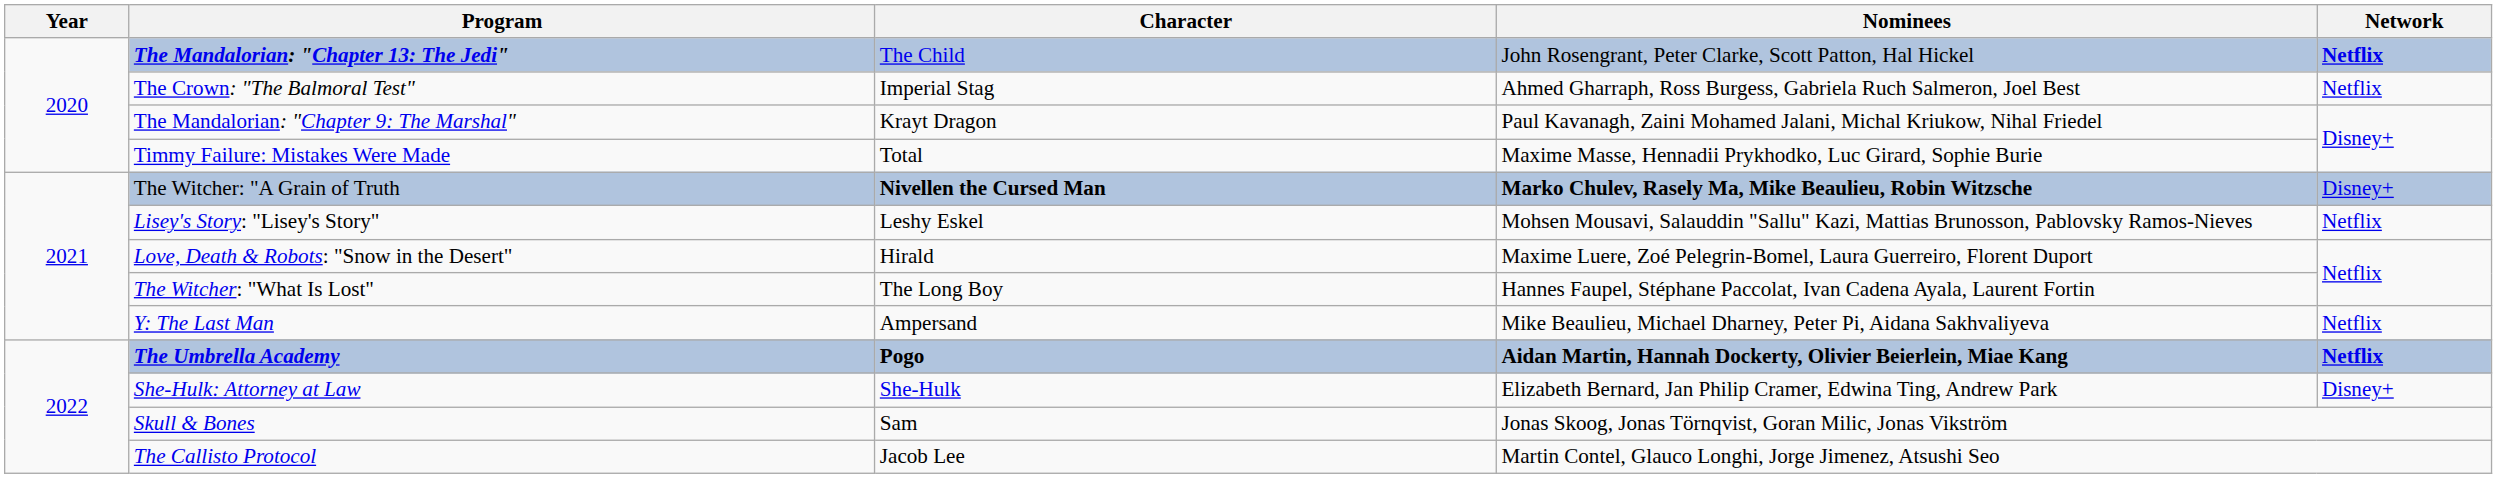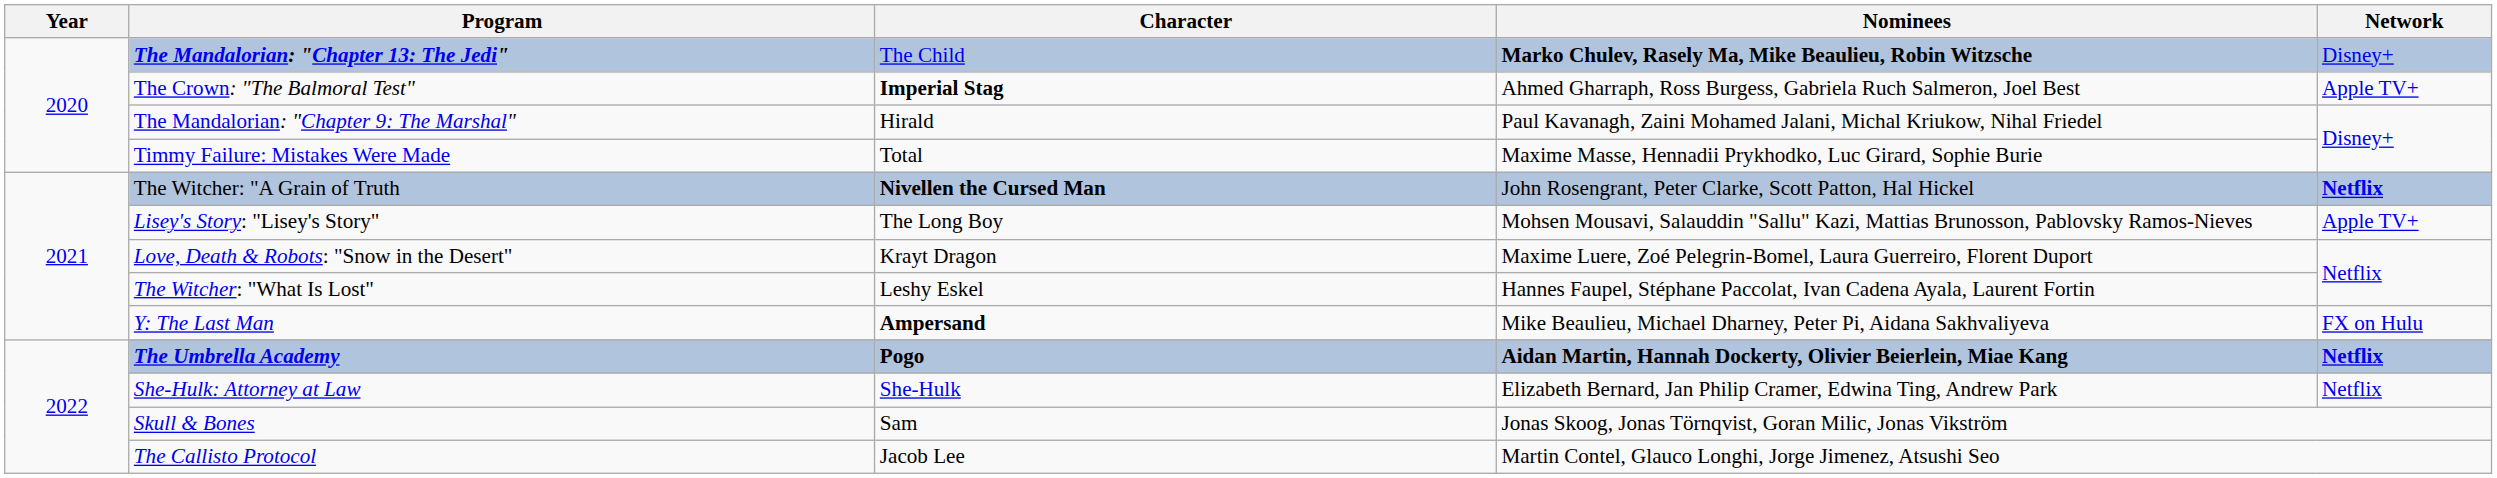(1738, 54) John Rosengrant, Peter Clarke, Scott Patton, Hal Hickel -> (1767, 54) Marko Chulev, Rasely Ma, Mike Beaulieu, Robin Witzsche
(2353, 54) Netflix -> (2358, 54) Disney+
(937, 88) normal -> (942, 88) bold
(2352, 88) Netflix -> (2370, 88) Apple TV+
(938, 121) Krayt Dragon -> (907, 121) Hirald
(1767, 188) Marko Chulev, Rasely Ma, Mike Beaulieu, Robin Witzsche -> (1738, 188) John Rosengrant, Peter Clarke, Scott Patton, Hal Hickel
(2358, 188) Disney+ -> (2353, 188) Netflix
(932, 222) Leshy Eskel -> (941, 222) The Long Boy
(2352, 222) Netflix -> (2370, 222) Apple TV+
(907, 255) Hirald -> (938, 255) Krayt Dragon
(941, 289) The Long Boy -> (932, 289) Leshy Eskel
(929, 322) normal -> (933, 322) bold
(2352, 322) Netflix -> (2372, 322) FX on Hulu
(2358, 389) Disney+ -> (2352, 389) Netflix
